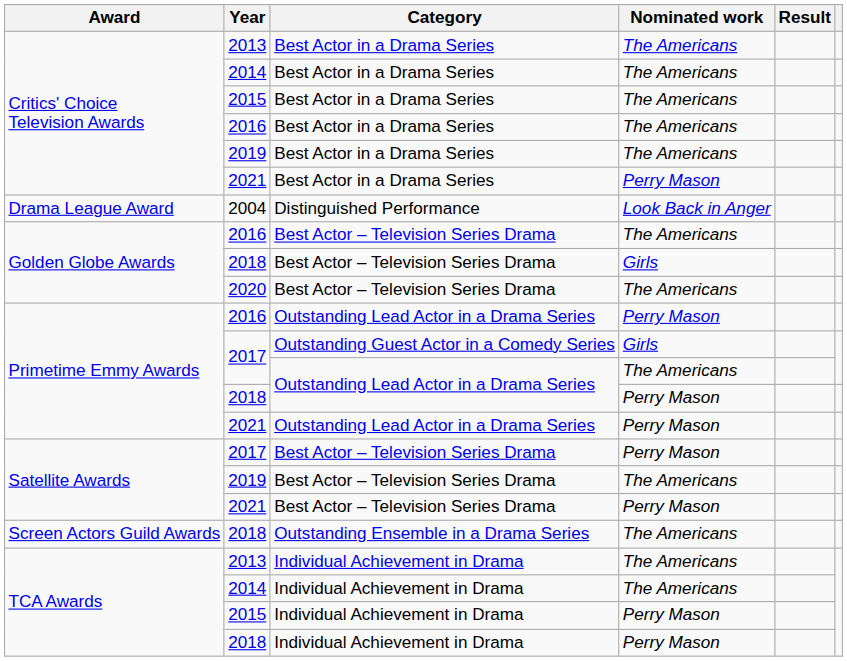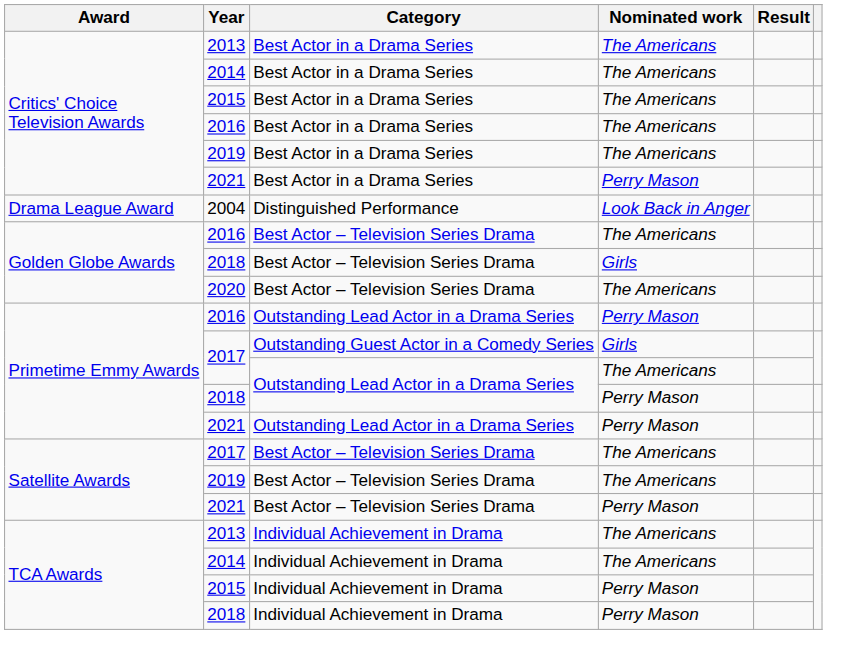(671, 452) Perry Mason -> (659, 452) The Americans
- row: (247, 533)
